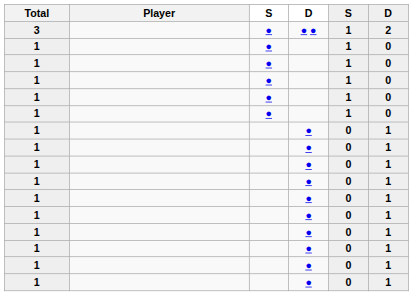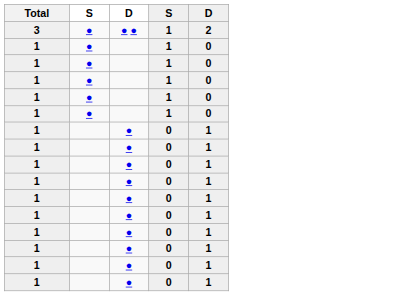- column: (159, 13)
